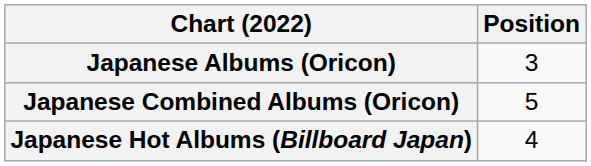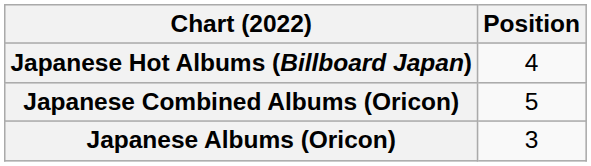rows swapped: (241, 62) <-> (241, 140)
